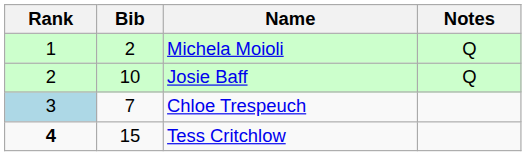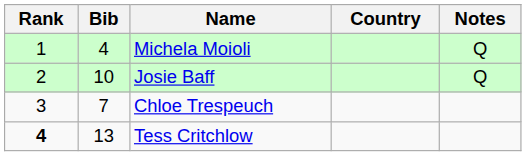+ column: (385, 19)
(130, 48) 2 -> (104, 48) 4
(51, 106) lightblue background -> (41, 106) no background
(130, 135) 15 -> (104, 135) 13
